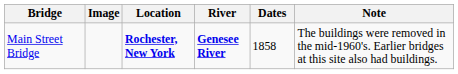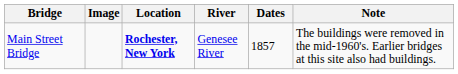(218, 45) bold -> (217, 45) normal
(264, 45) 1858 -> (263, 45) 1857
